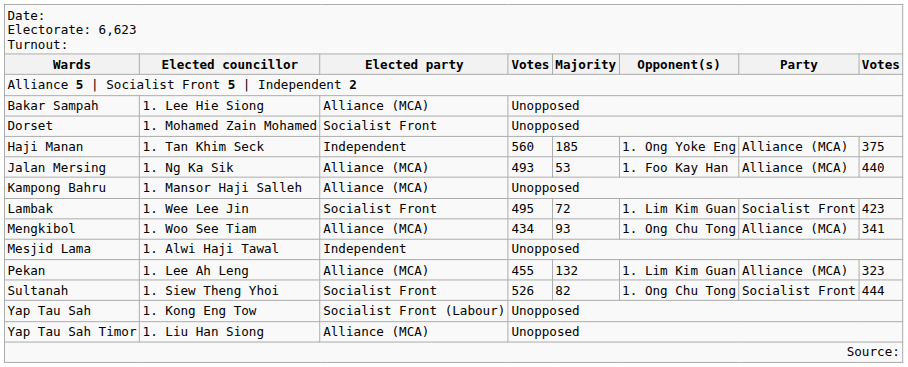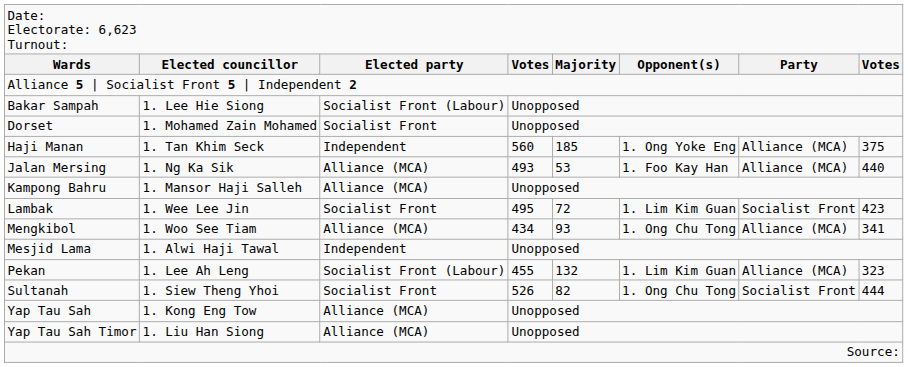(376, 106) Alliance (MCA) -> (414, 106) Socialist Front (Labour)
(376, 270) Alliance (MCA) -> (414, 270) Socialist Front (Labour)
(414, 311) Socialist Front (Labour) -> (376, 311) Alliance (MCA)
